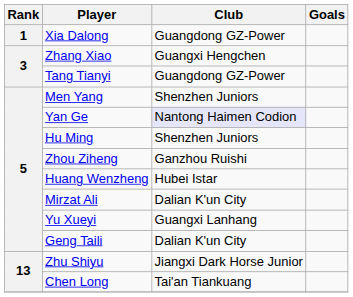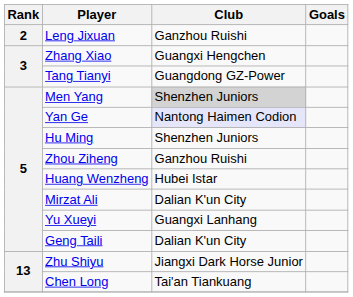- row: (77, 35)
+ row: (80, 35)
(206, 96) no background -> (206, 96) lightgrey background
